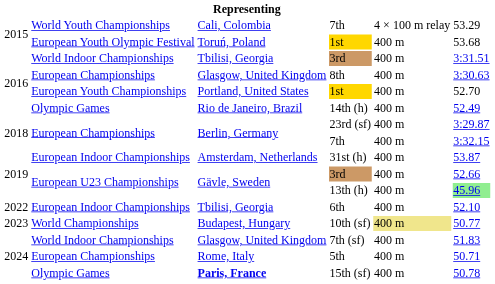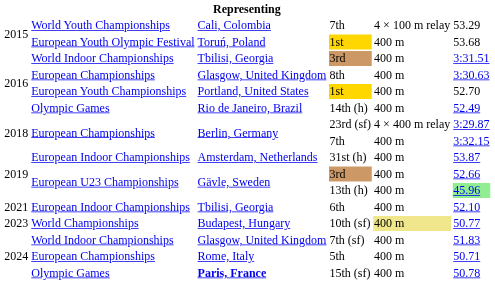(389, 124) 400 m -> (412, 124) 4 × 400 m relay
(16, 207) 2022 -> (16, 207) 2021
